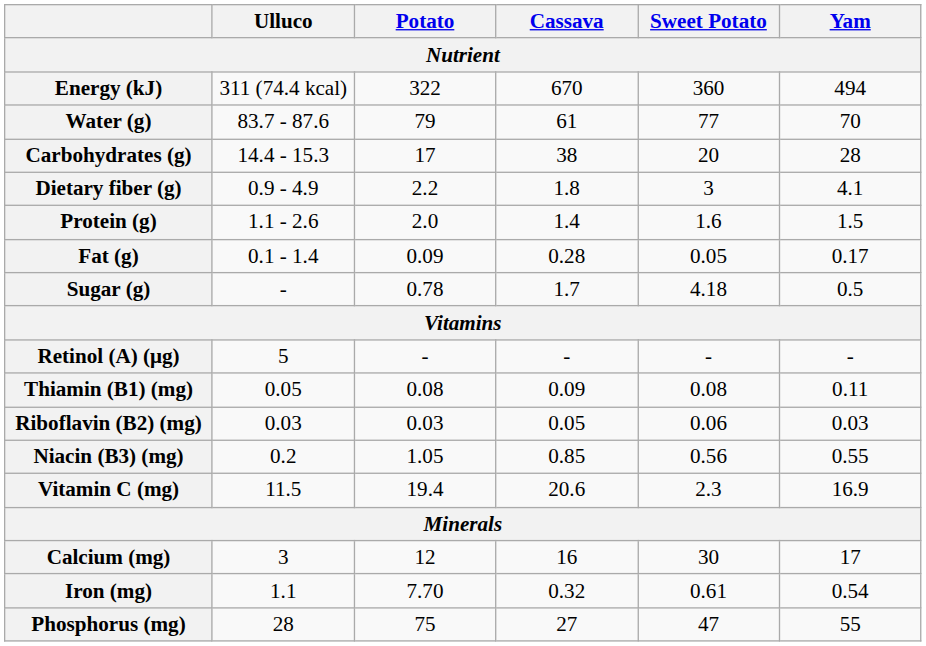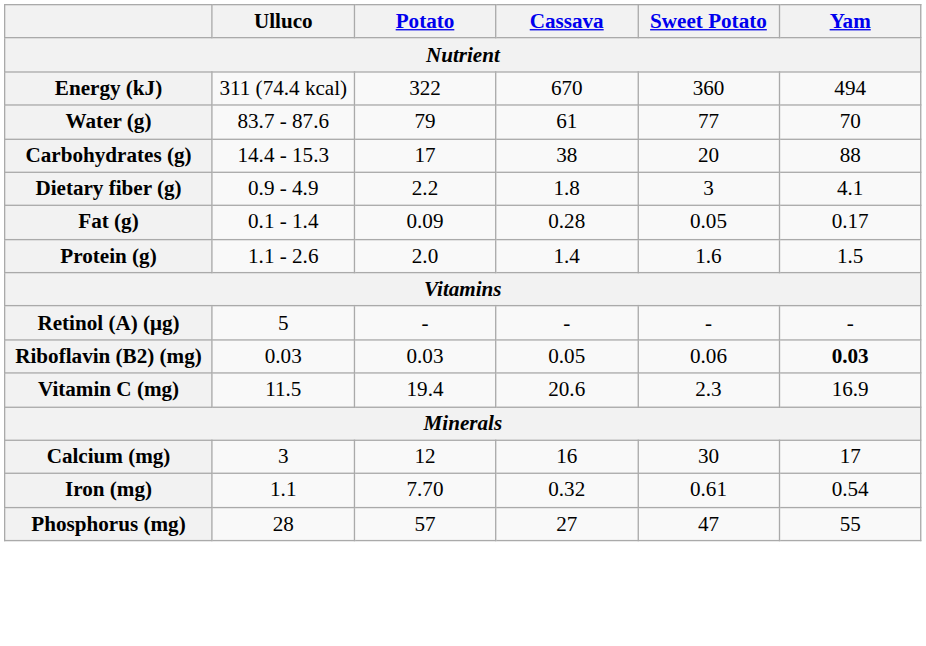(850, 155) 28 -> (850, 155) 88
rows swapped: (109, 255) <-> (109, 222)
- row: (109, 289)
- row: (109, 389)
(850, 423) normal -> (850, 356) bold
- row: (109, 456)
(425, 624) 75 -> (425, 523) 57
